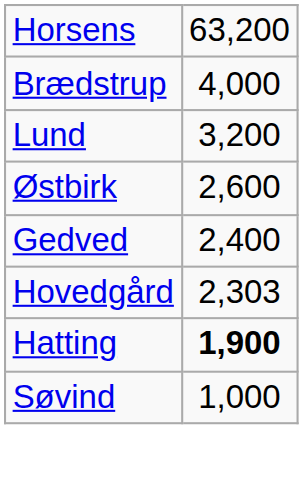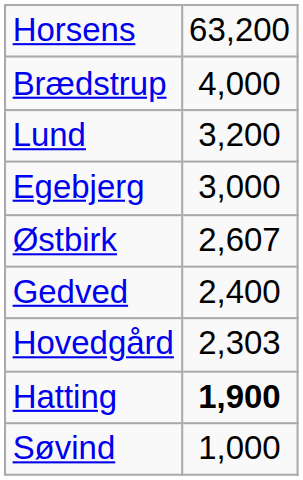+ row: (79, 187)
(239, 187) 2,600 -> (239, 239) 2,607
